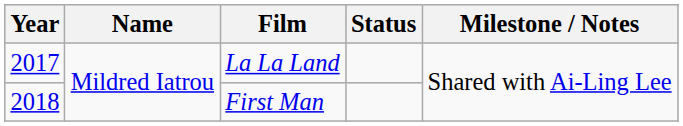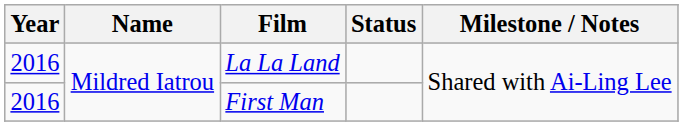(35, 62) 2017 -> (35, 62) 2016
(35, 101) 2018 -> (35, 101) 2016
